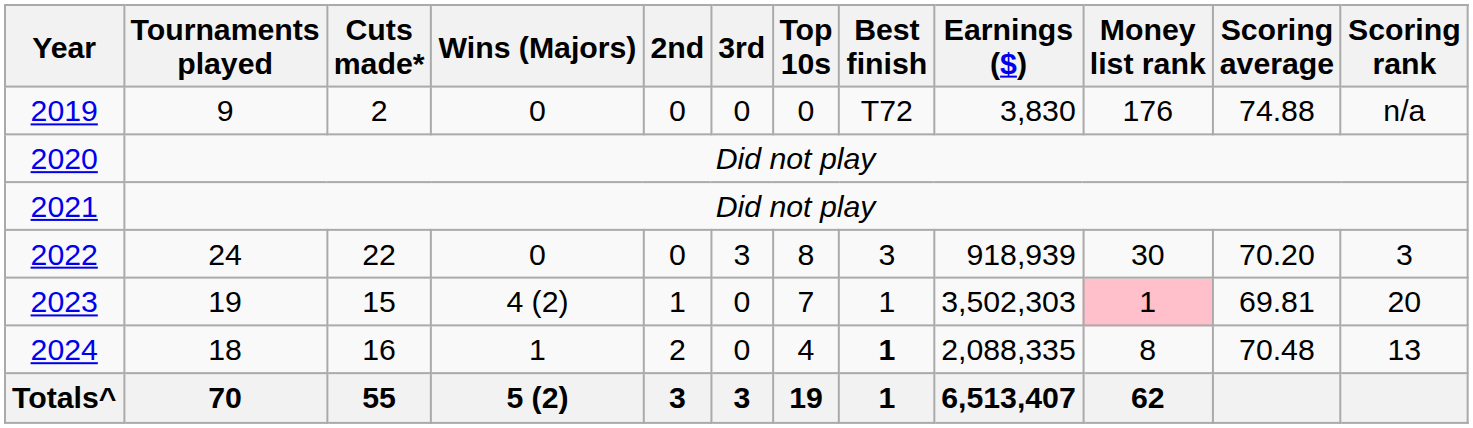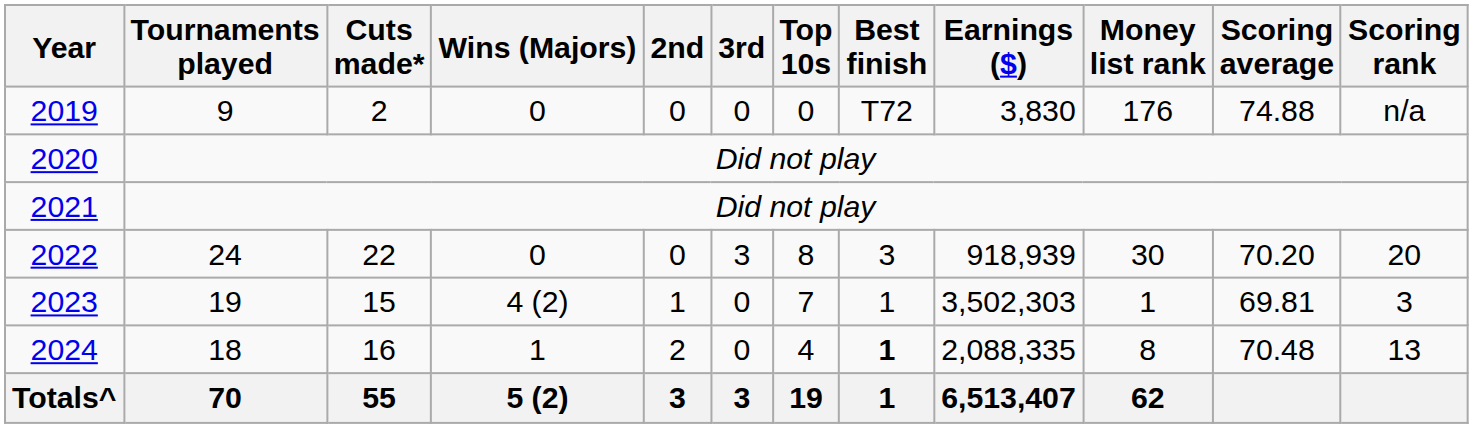(1404, 254) 3 -> (1404, 254) 20
(1148, 302) pink background -> (1148, 302) no background
(1404, 302) 20 -> (1404, 302) 3
